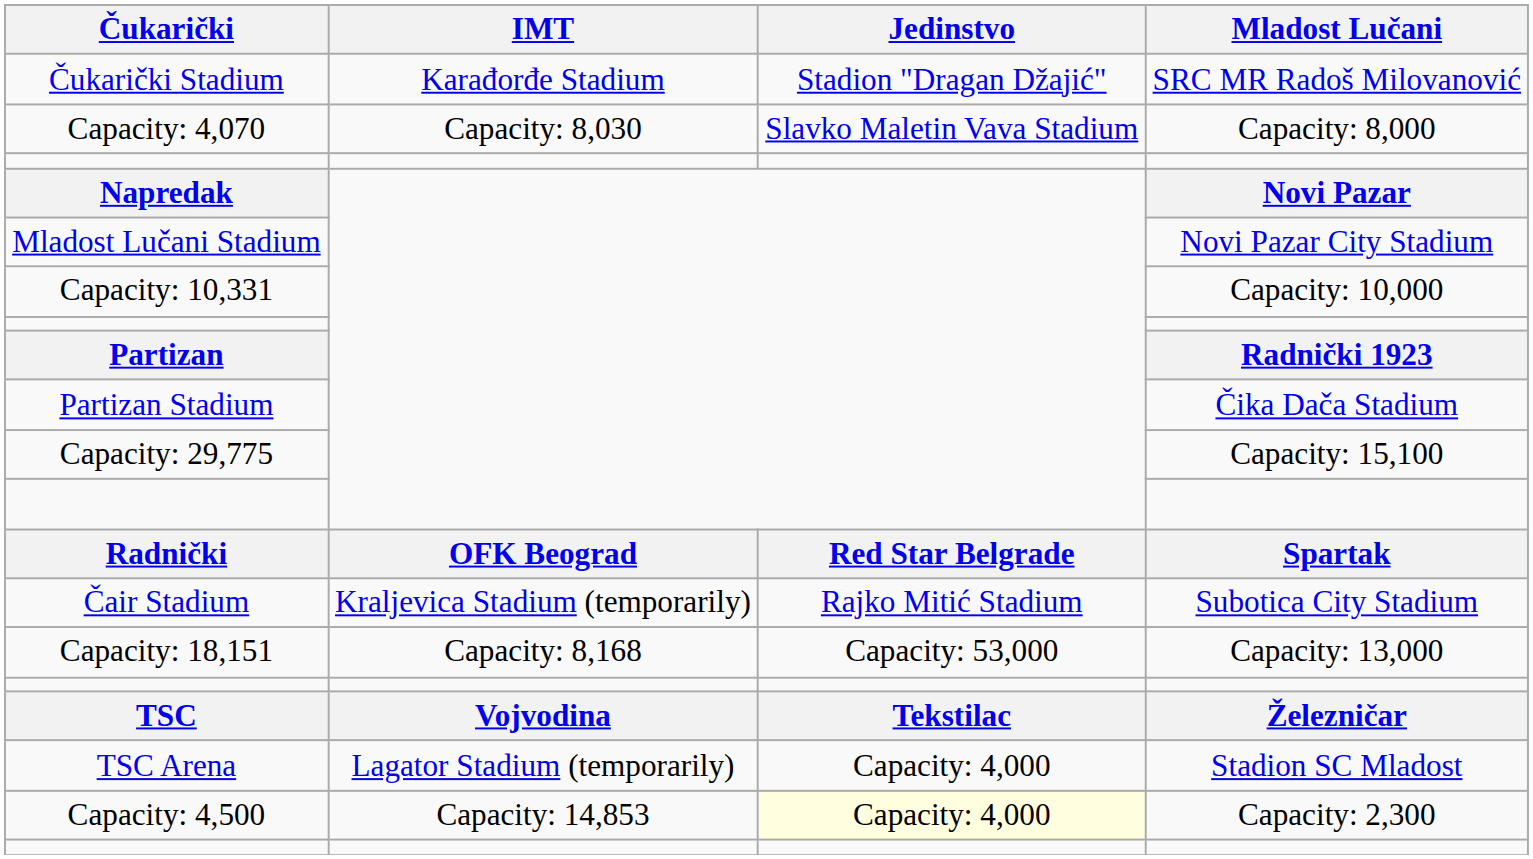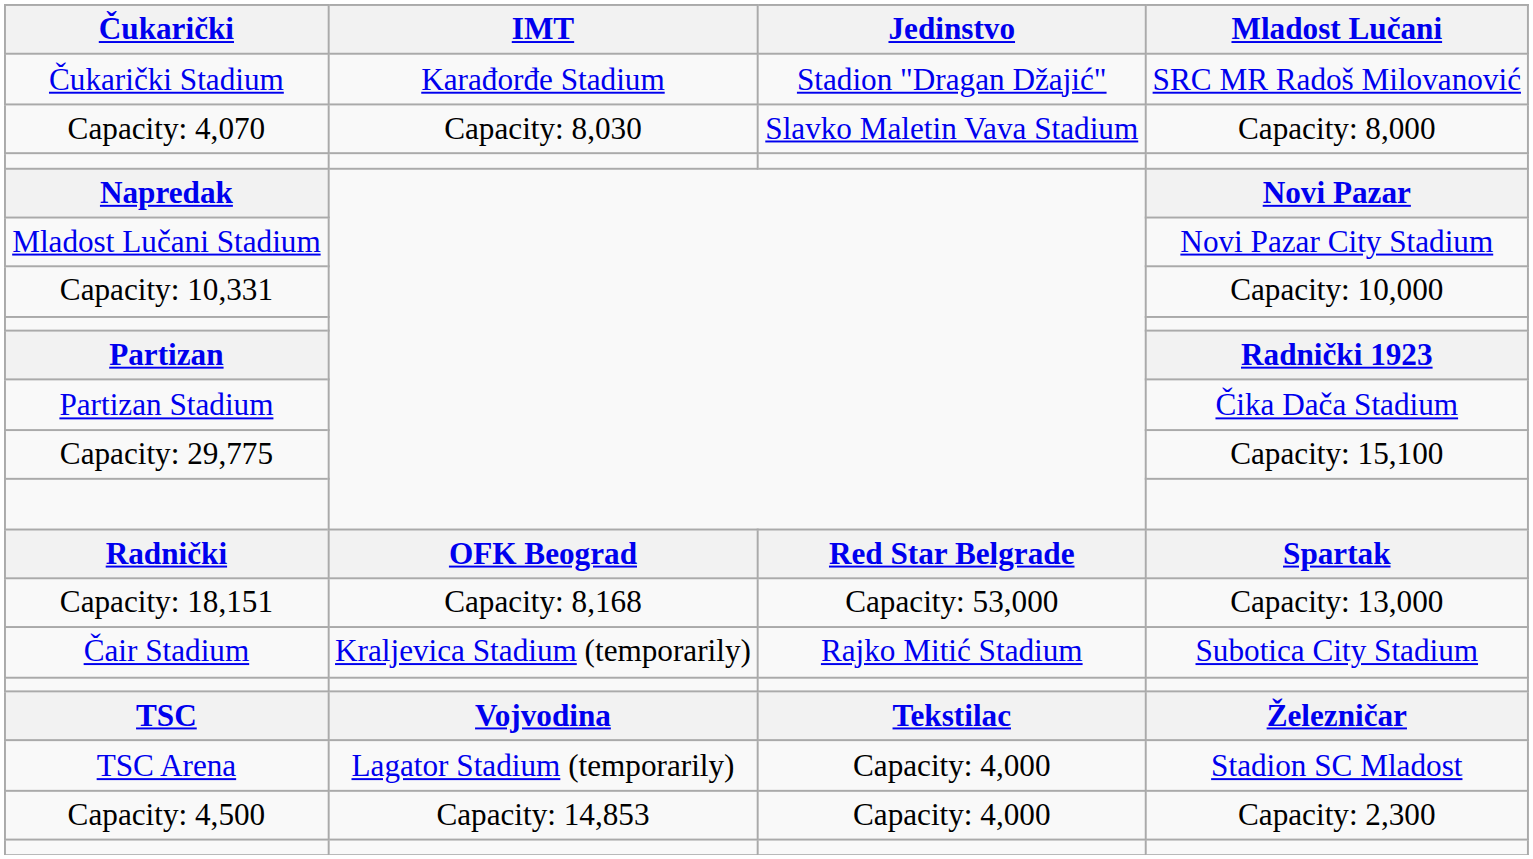rows swapped: (166, 602) <-> (166, 651)
(952, 814) lightyellow background -> (952, 814) no background
